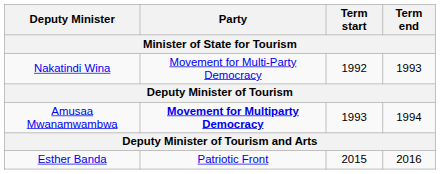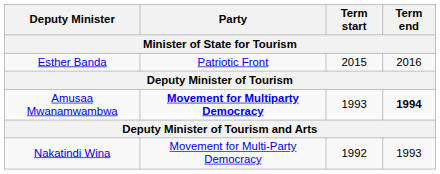rows swapped: (72, 68) <-> (72, 159)
(409, 117) normal -> (409, 104) bold
